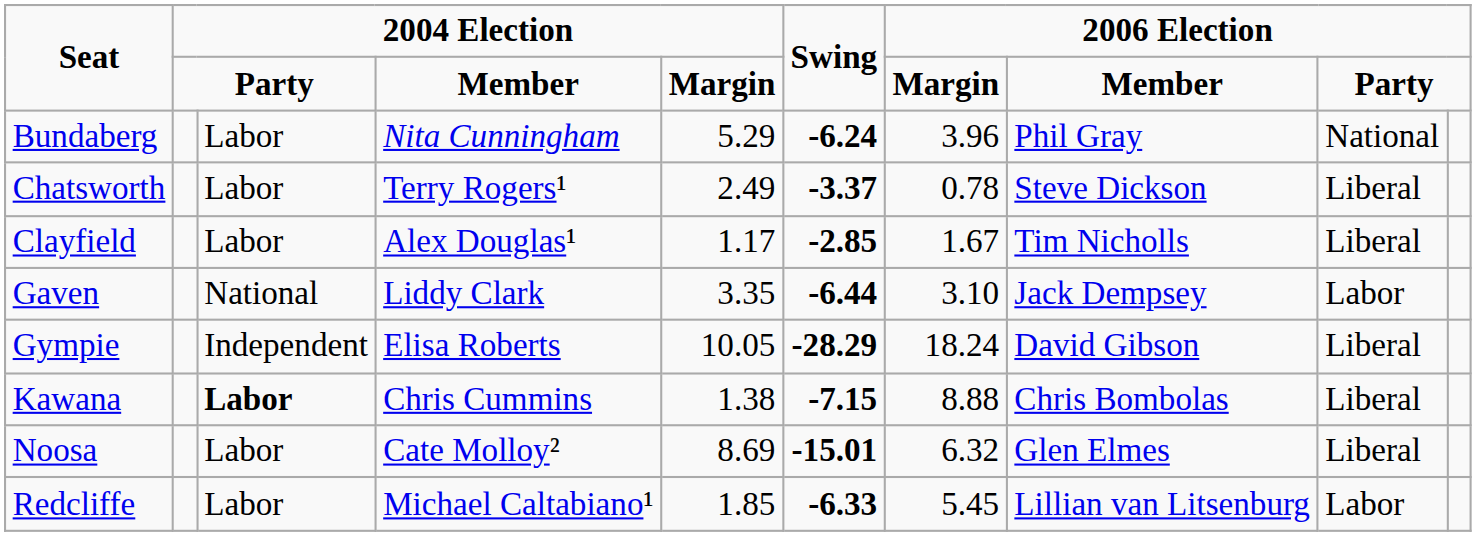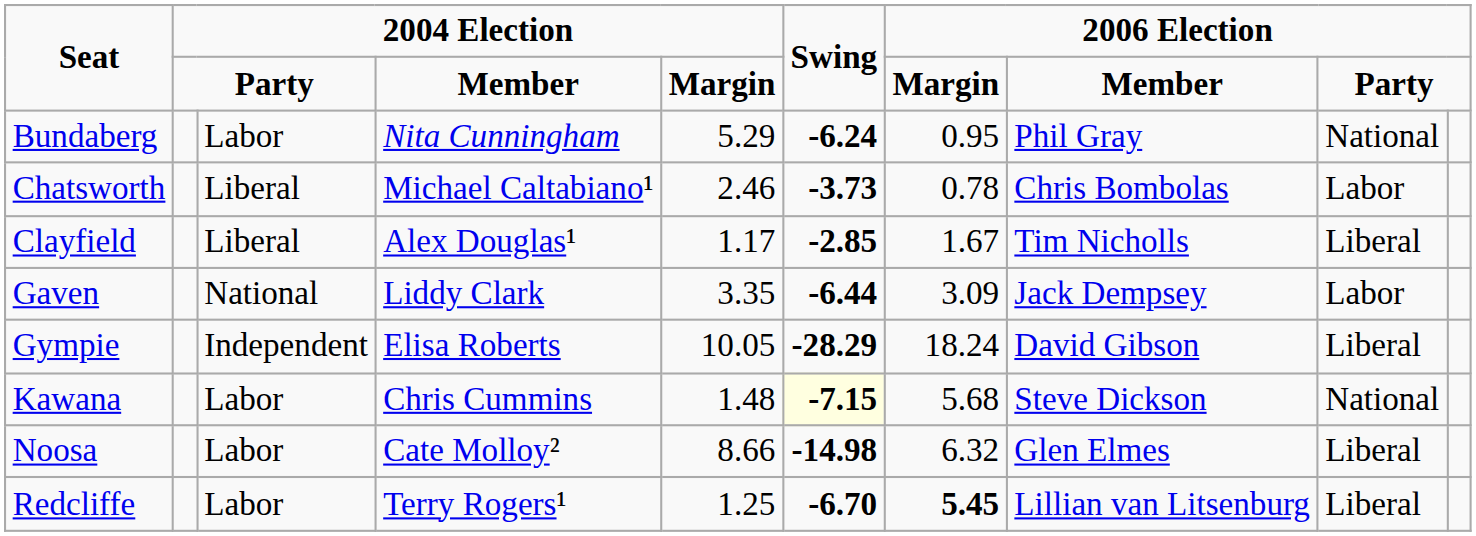(970, 135) 3.96 -> (970, 135) 0.95
(244, 188) Labor -> (252, 188) Liberal
(475, 188) Terry Rogers¹ -> (518, 188) Michael Caltabiano¹
(746, 188) 2.49 -> (746, 188) 2.46
(843, 188) -3.37 -> (843, 188) -3.73
(1110, 188) Steve Dickson -> (1122, 188) Chris Bombolas
(1373, 188) Liberal -> (1365, 188) Labor
(244, 240) Labor -> (252, 240) Liberal
(970, 293) 3.10 -> (970, 293) 3.09
(248, 398) bold -> (244, 398) normal
(746, 398) 1.38 -> (746, 398) 1.48
(843, 398) no background -> (843, 398) lightyellow background
(970, 398) 8.88 -> (970, 398) 5.68
(1122, 398) Chris Bombolas -> (1110, 398) Steve Dickson
(1373, 398) Liberal -> (1382, 398) National
(746, 450) 8.69 -> (746, 450) 8.66
(834, 450) -15.01 -> (834, 450) -14.98
(518, 503) Michael Caltabiano¹ -> (475, 503) Terry Rogers¹
(746, 503) 1.85 -> (746, 503) 1.25
(843, 503) -6.33 -> (843, 503) -6.70
(970, 503) normal -> (970, 503) bold
(1365, 503) Labor -> (1373, 503) Liberal
